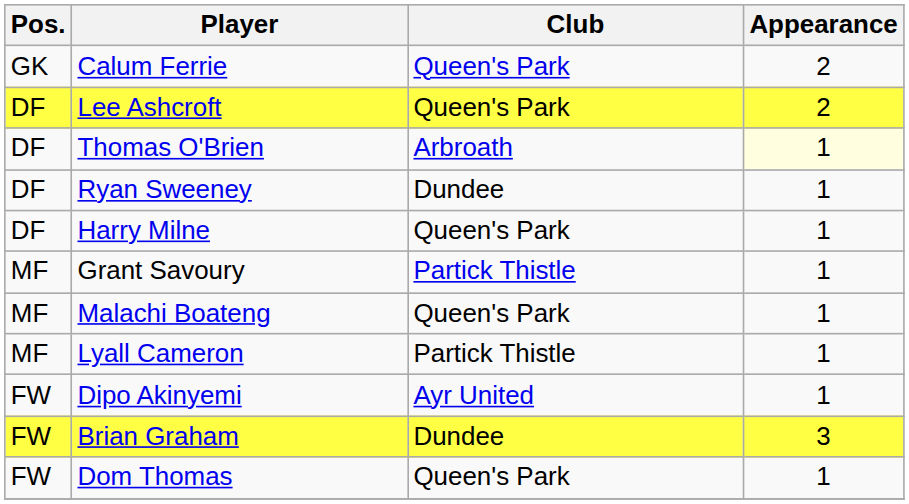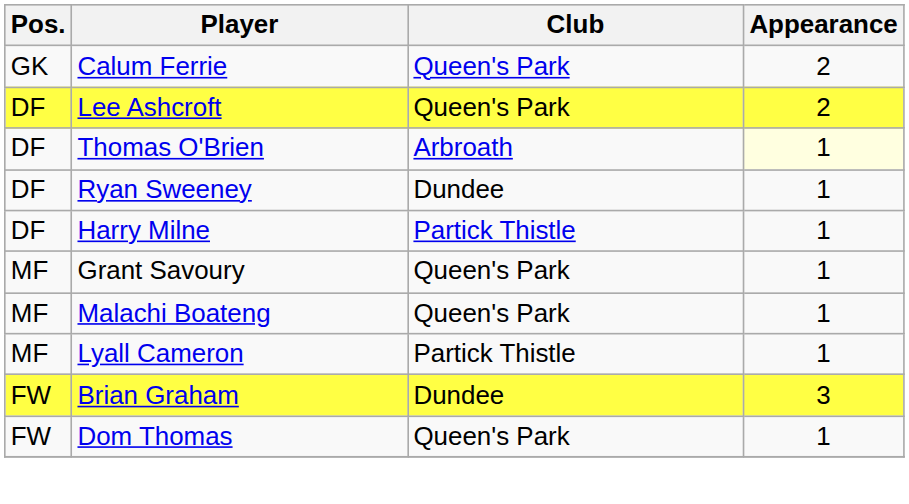(492, 230) Queen's Park -> (495, 230) Partick Thistle
(495, 271) Partick Thistle -> (492, 271) Queen's Park
- row: (160, 395)
